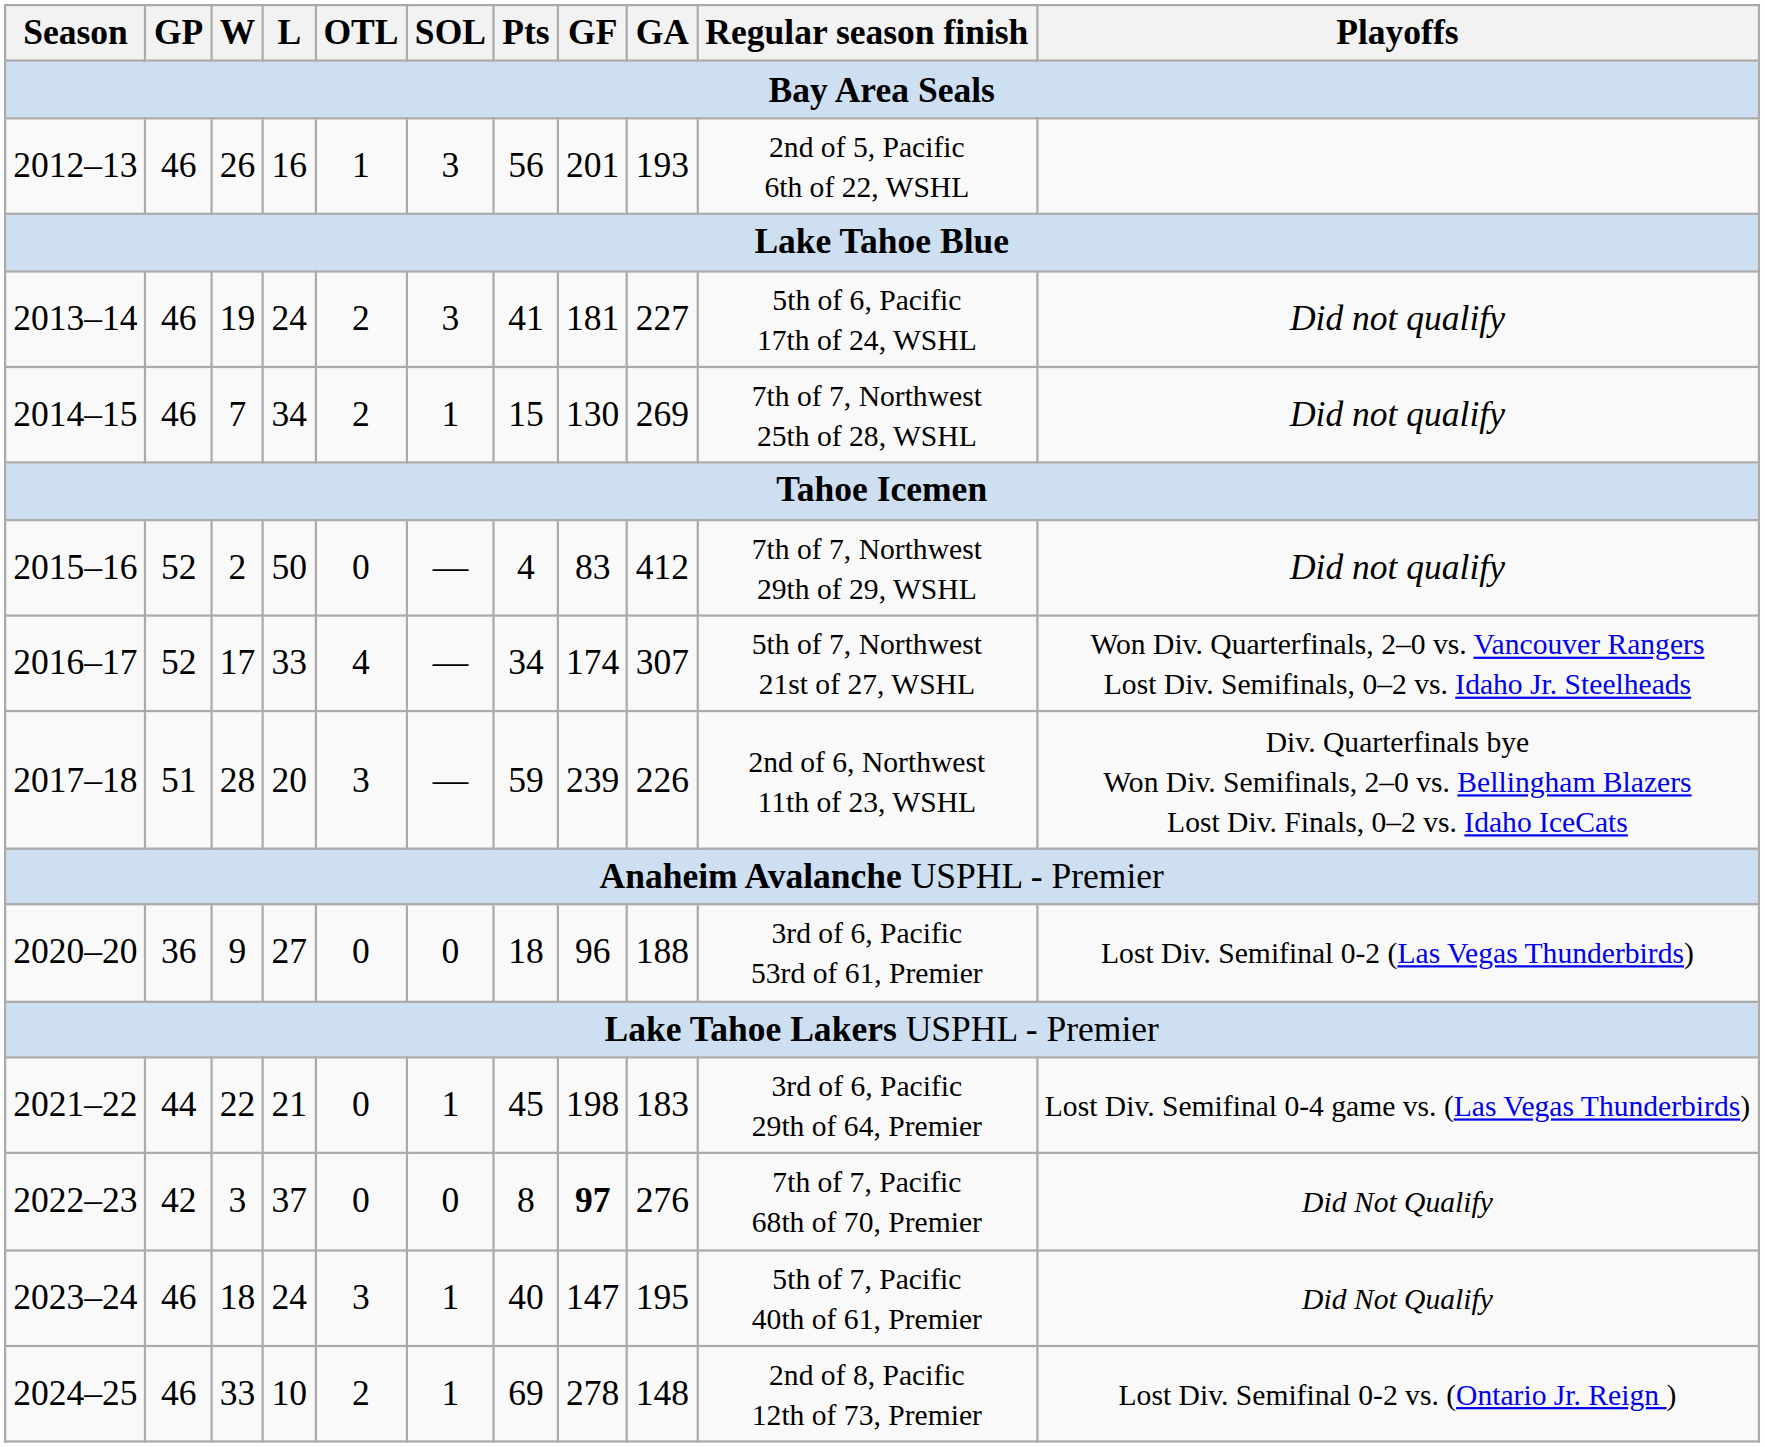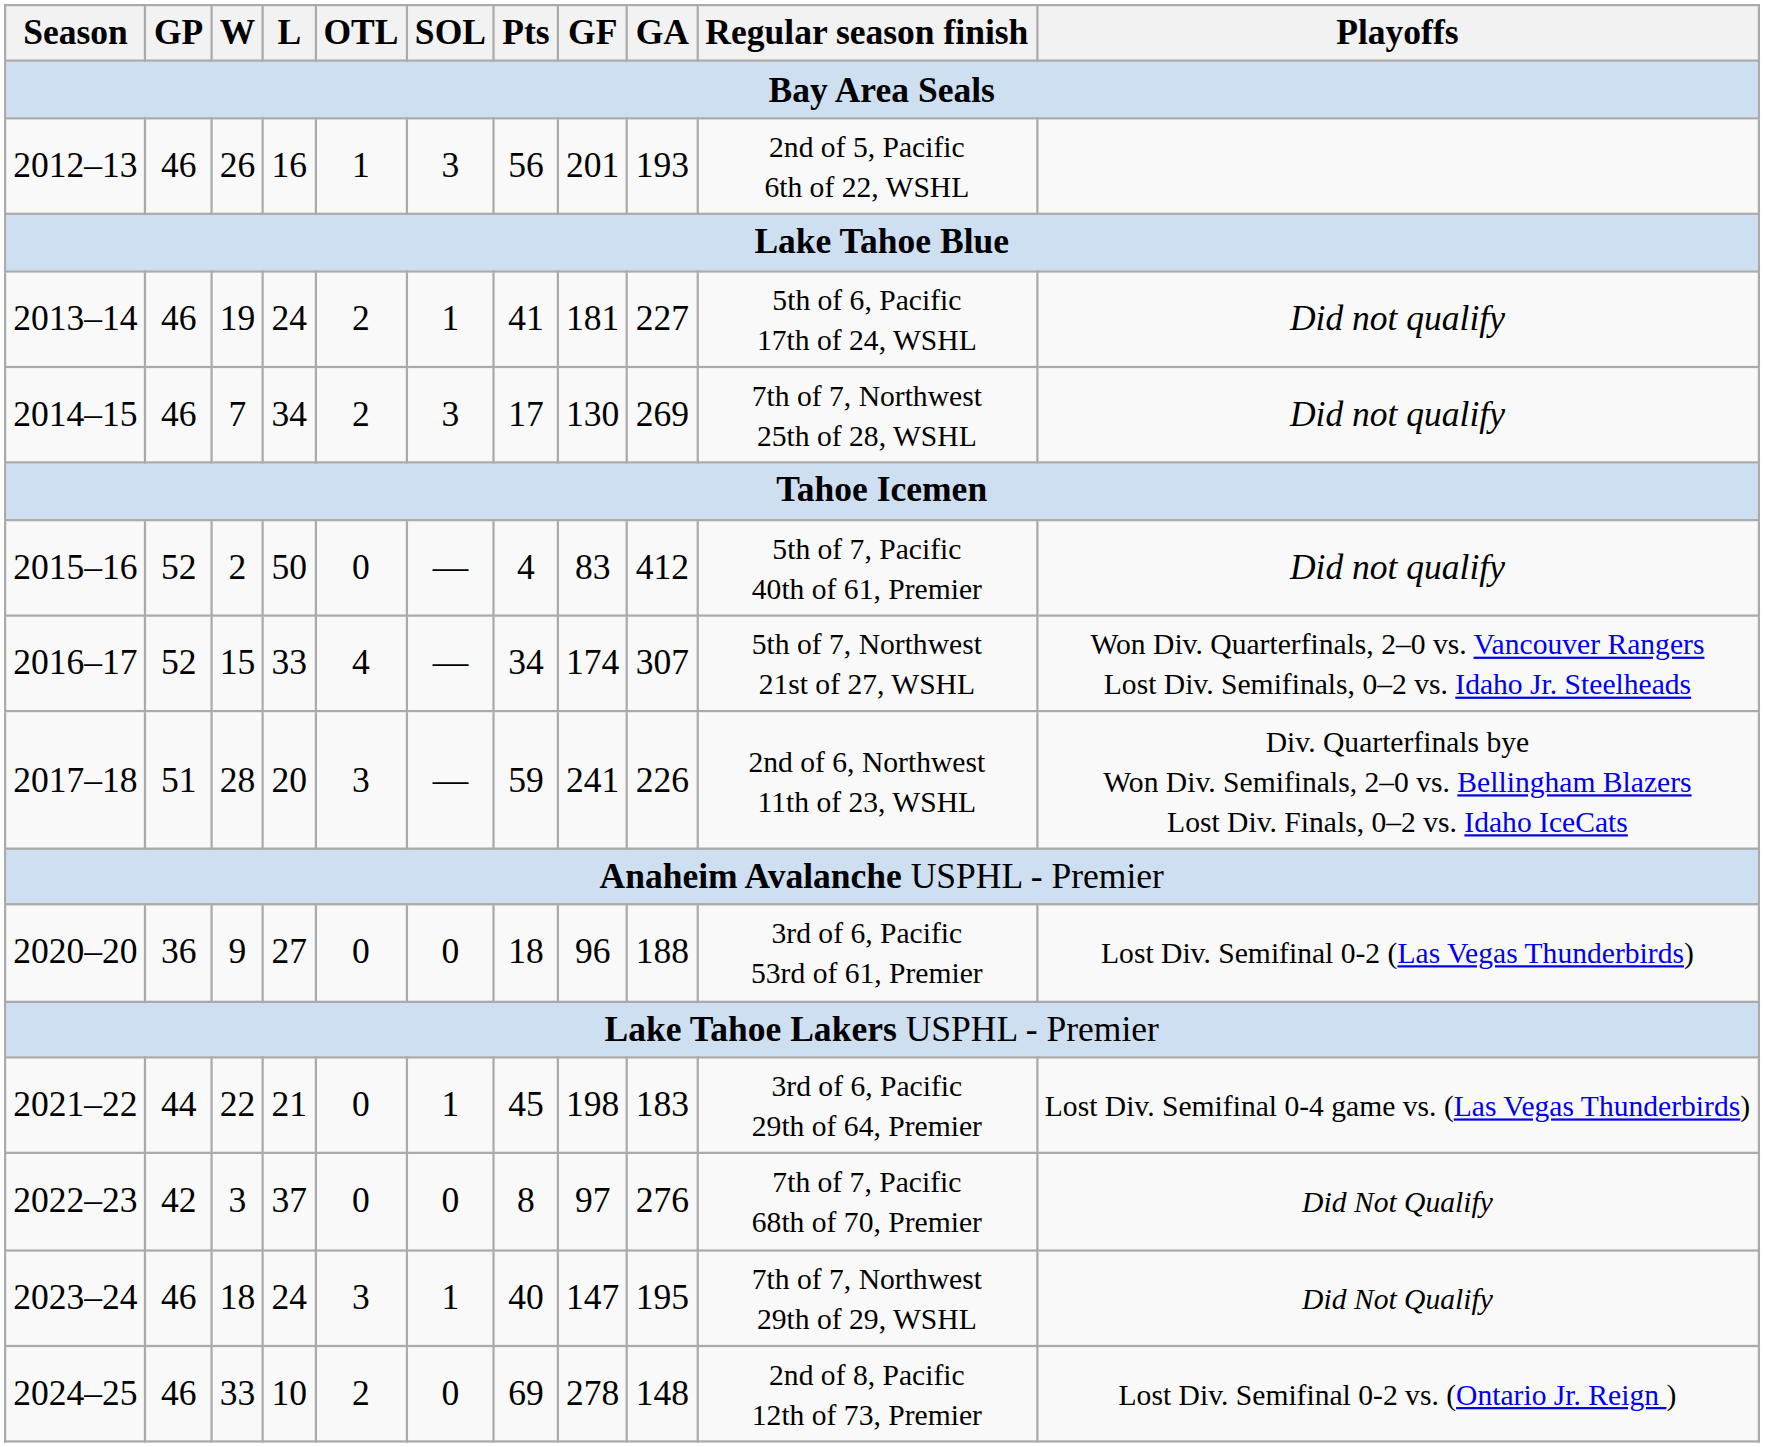(450, 317) 3 -> (450, 317) 1
(450, 414) 1 -> (450, 414) 3
(526, 414) 15 -> (526, 414) 17
(867, 569) 7th of 7, Northwest 29th of 29, WSHL -> (867, 569) 5th of 7, Pacific 40th of 61, Premier
(237, 663) 17 -> (237, 663) 15
(593, 779) 239 -> (593, 779) 241
(593, 1200) bold -> (593, 1200) normal
(867, 1299) 5th of 7, Pacific 40th of 61, Premier -> (867, 1299) 7th of 7, Northwest 29th of 29, WSHL
(450, 1393) 1 -> (450, 1393) 0
